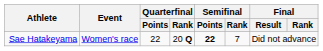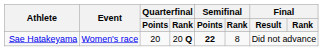(155, 39) 22 -> (155, 39) 20
(237, 39) 7 -> (237, 39) 8
